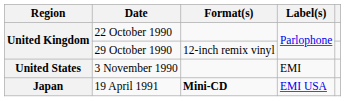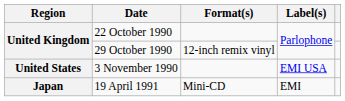(290, 68) EMI -> (303, 68) EMI USA
(205, 86) bold -> (204, 86) normal
(303, 86) EMI USA -> (290, 86) EMI
